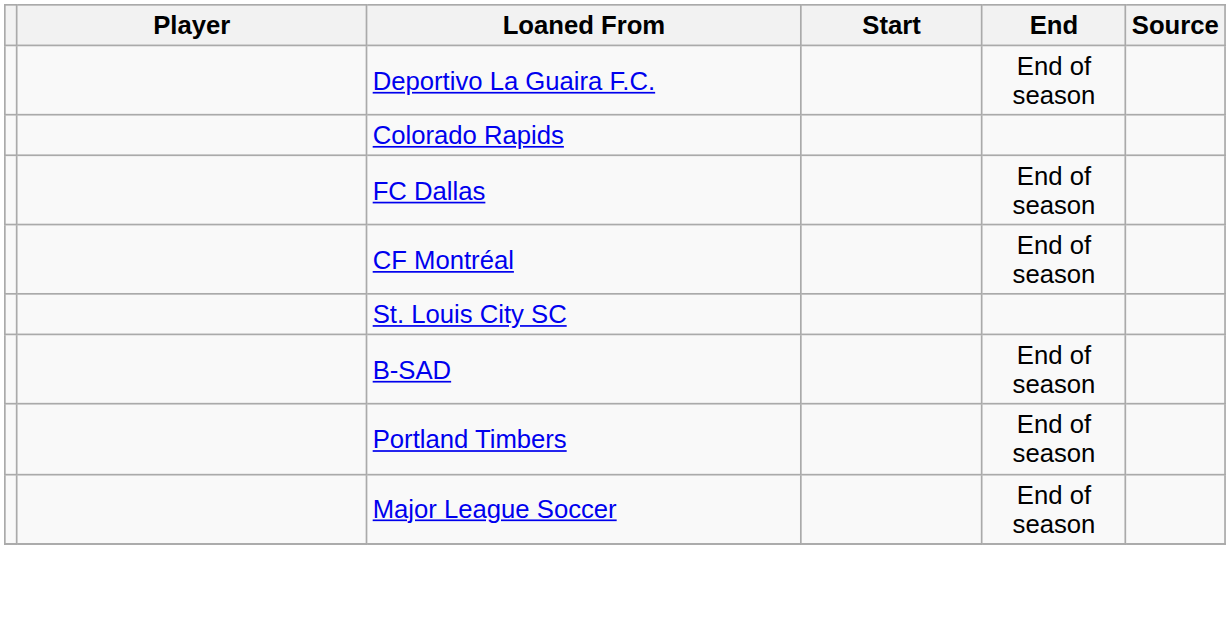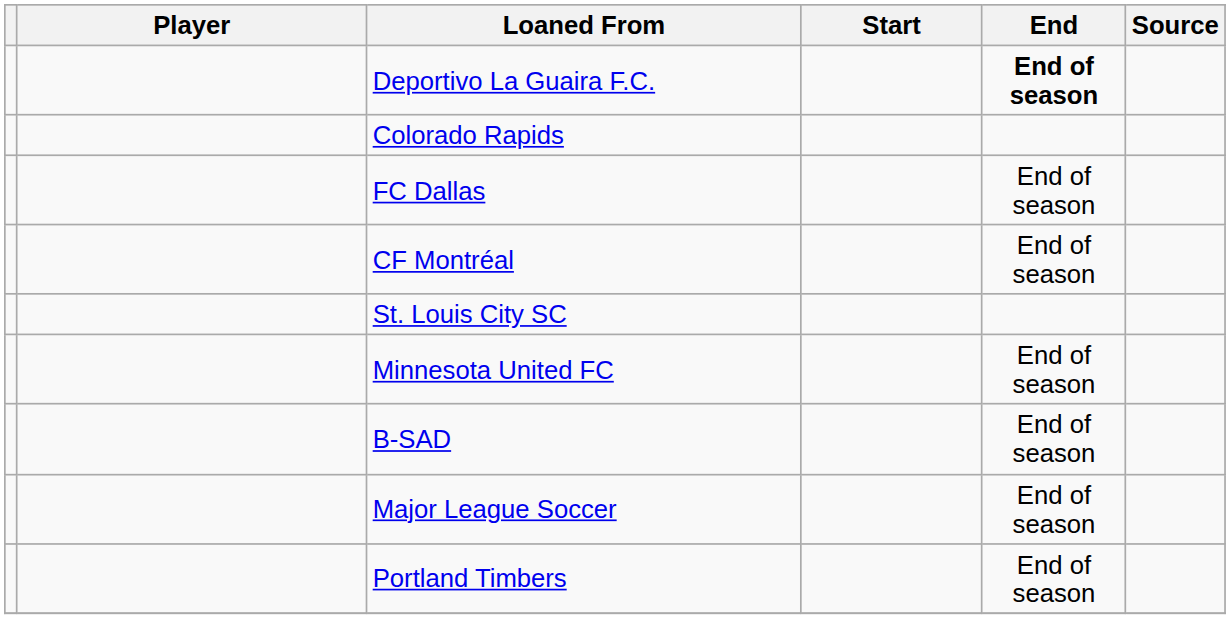(1054, 80) normal -> (1054, 80) bold
+ row: (493, 370)
rows swapped: (470, 439) <-> (495, 509)
